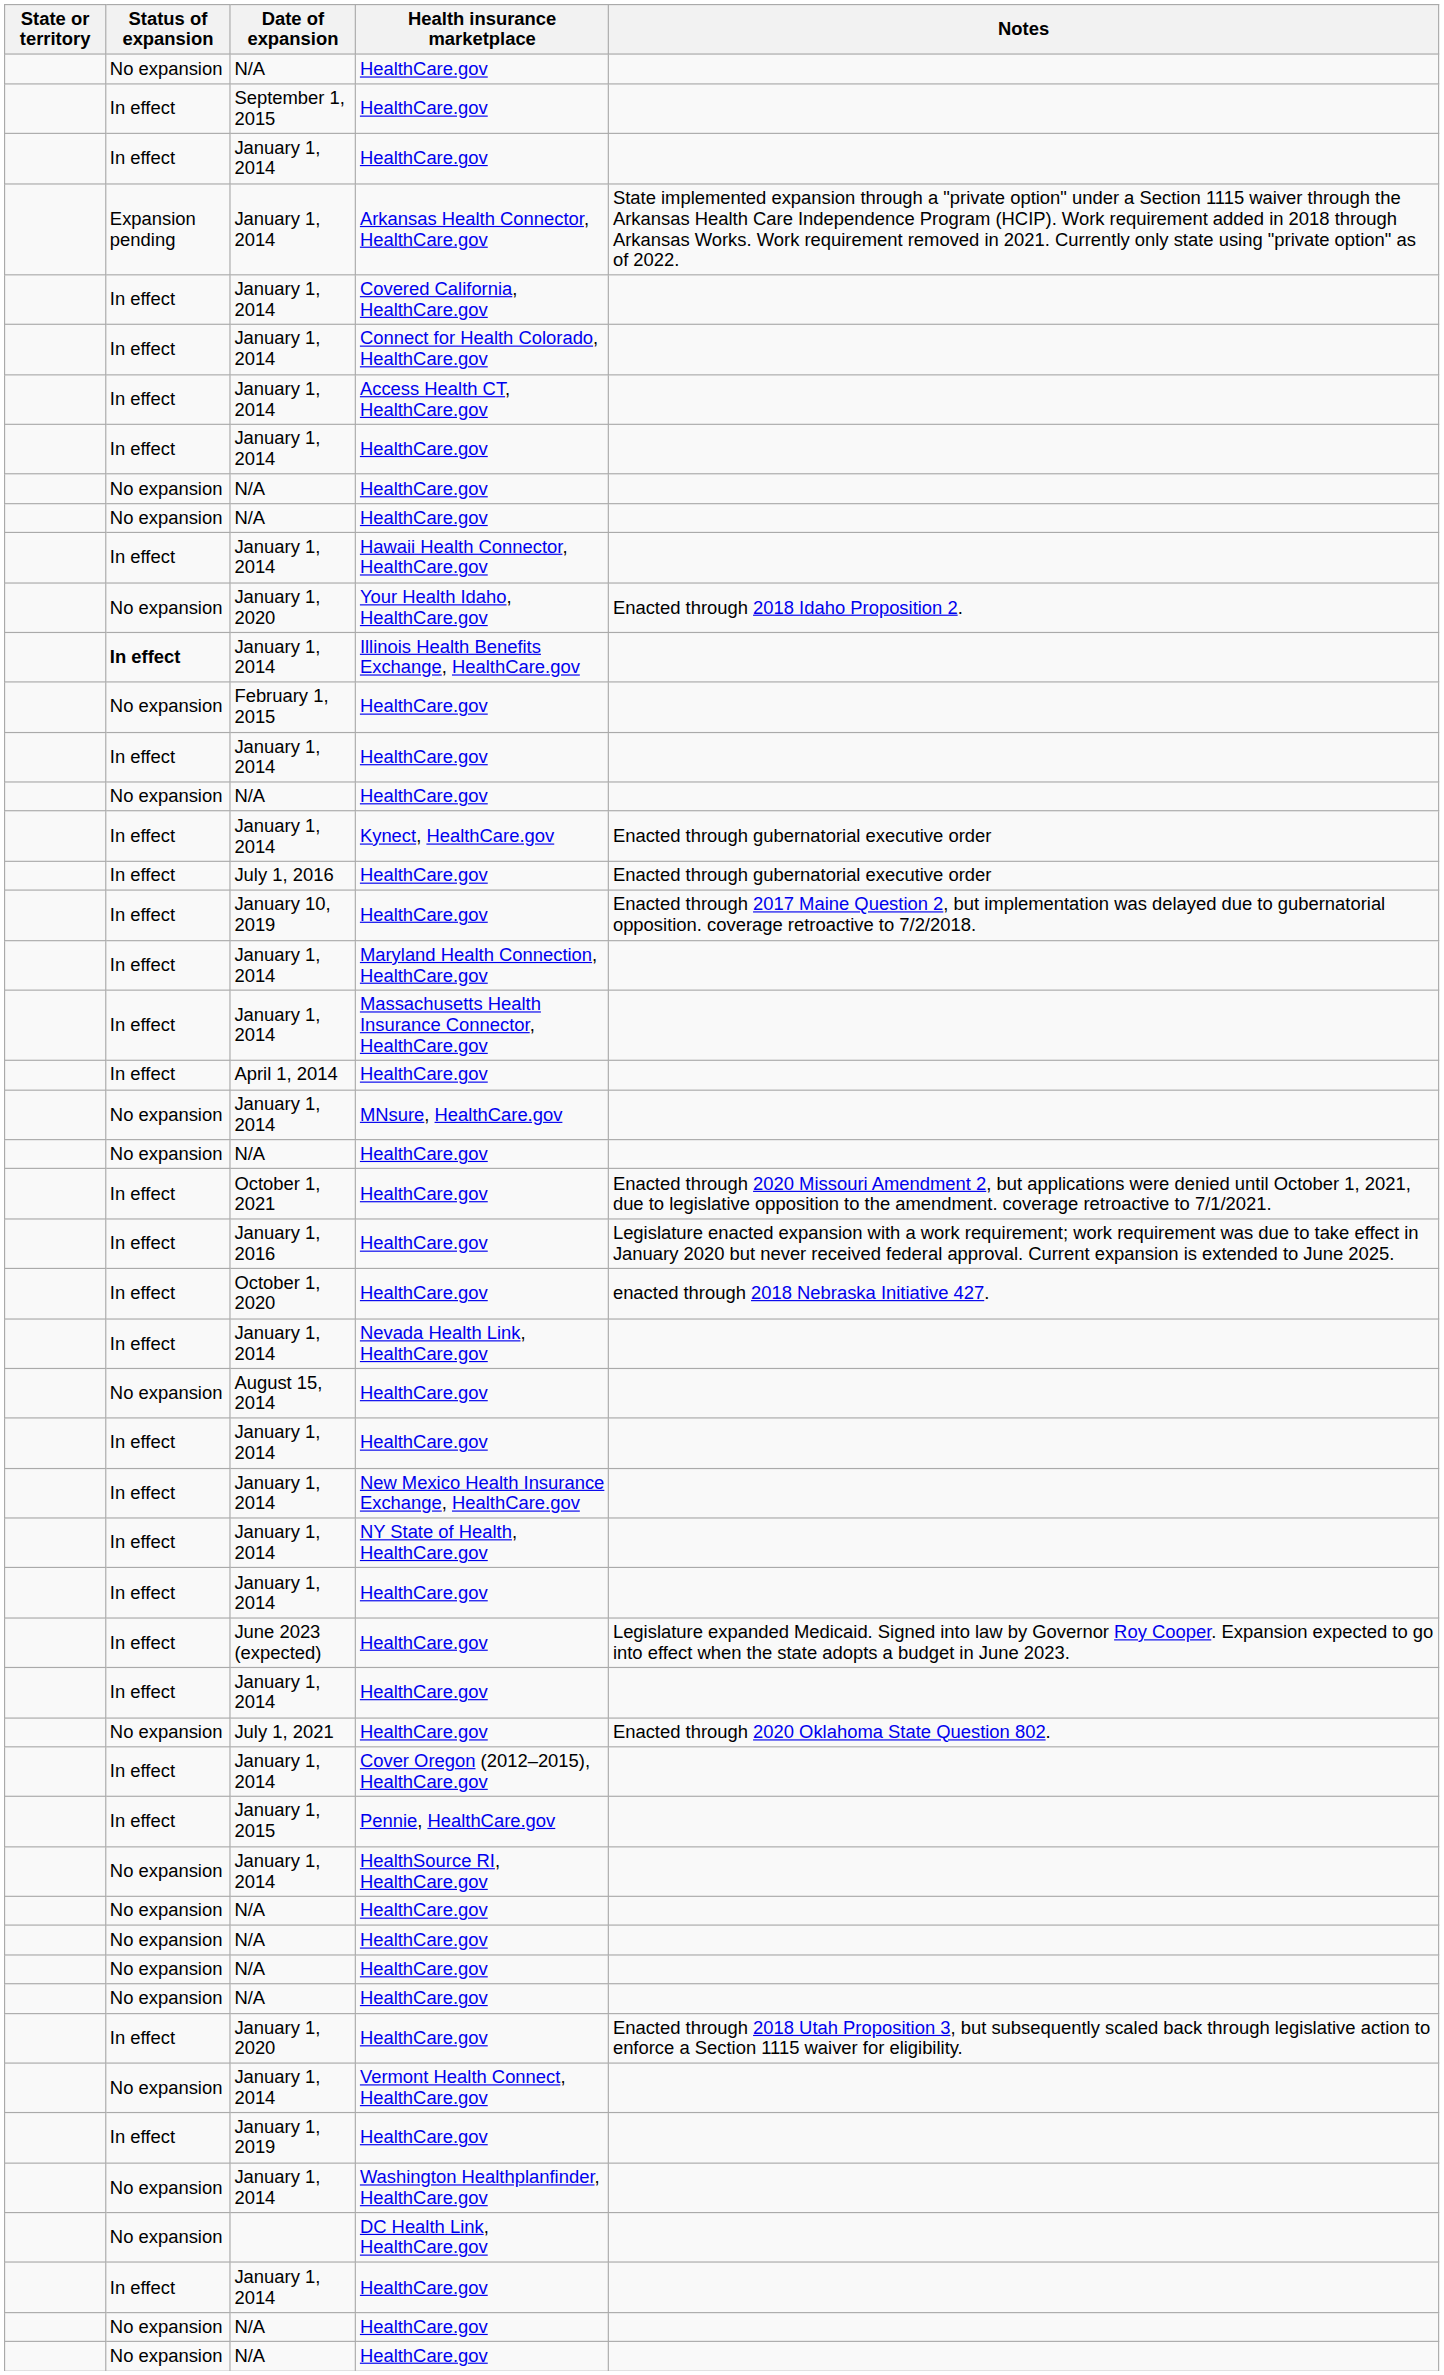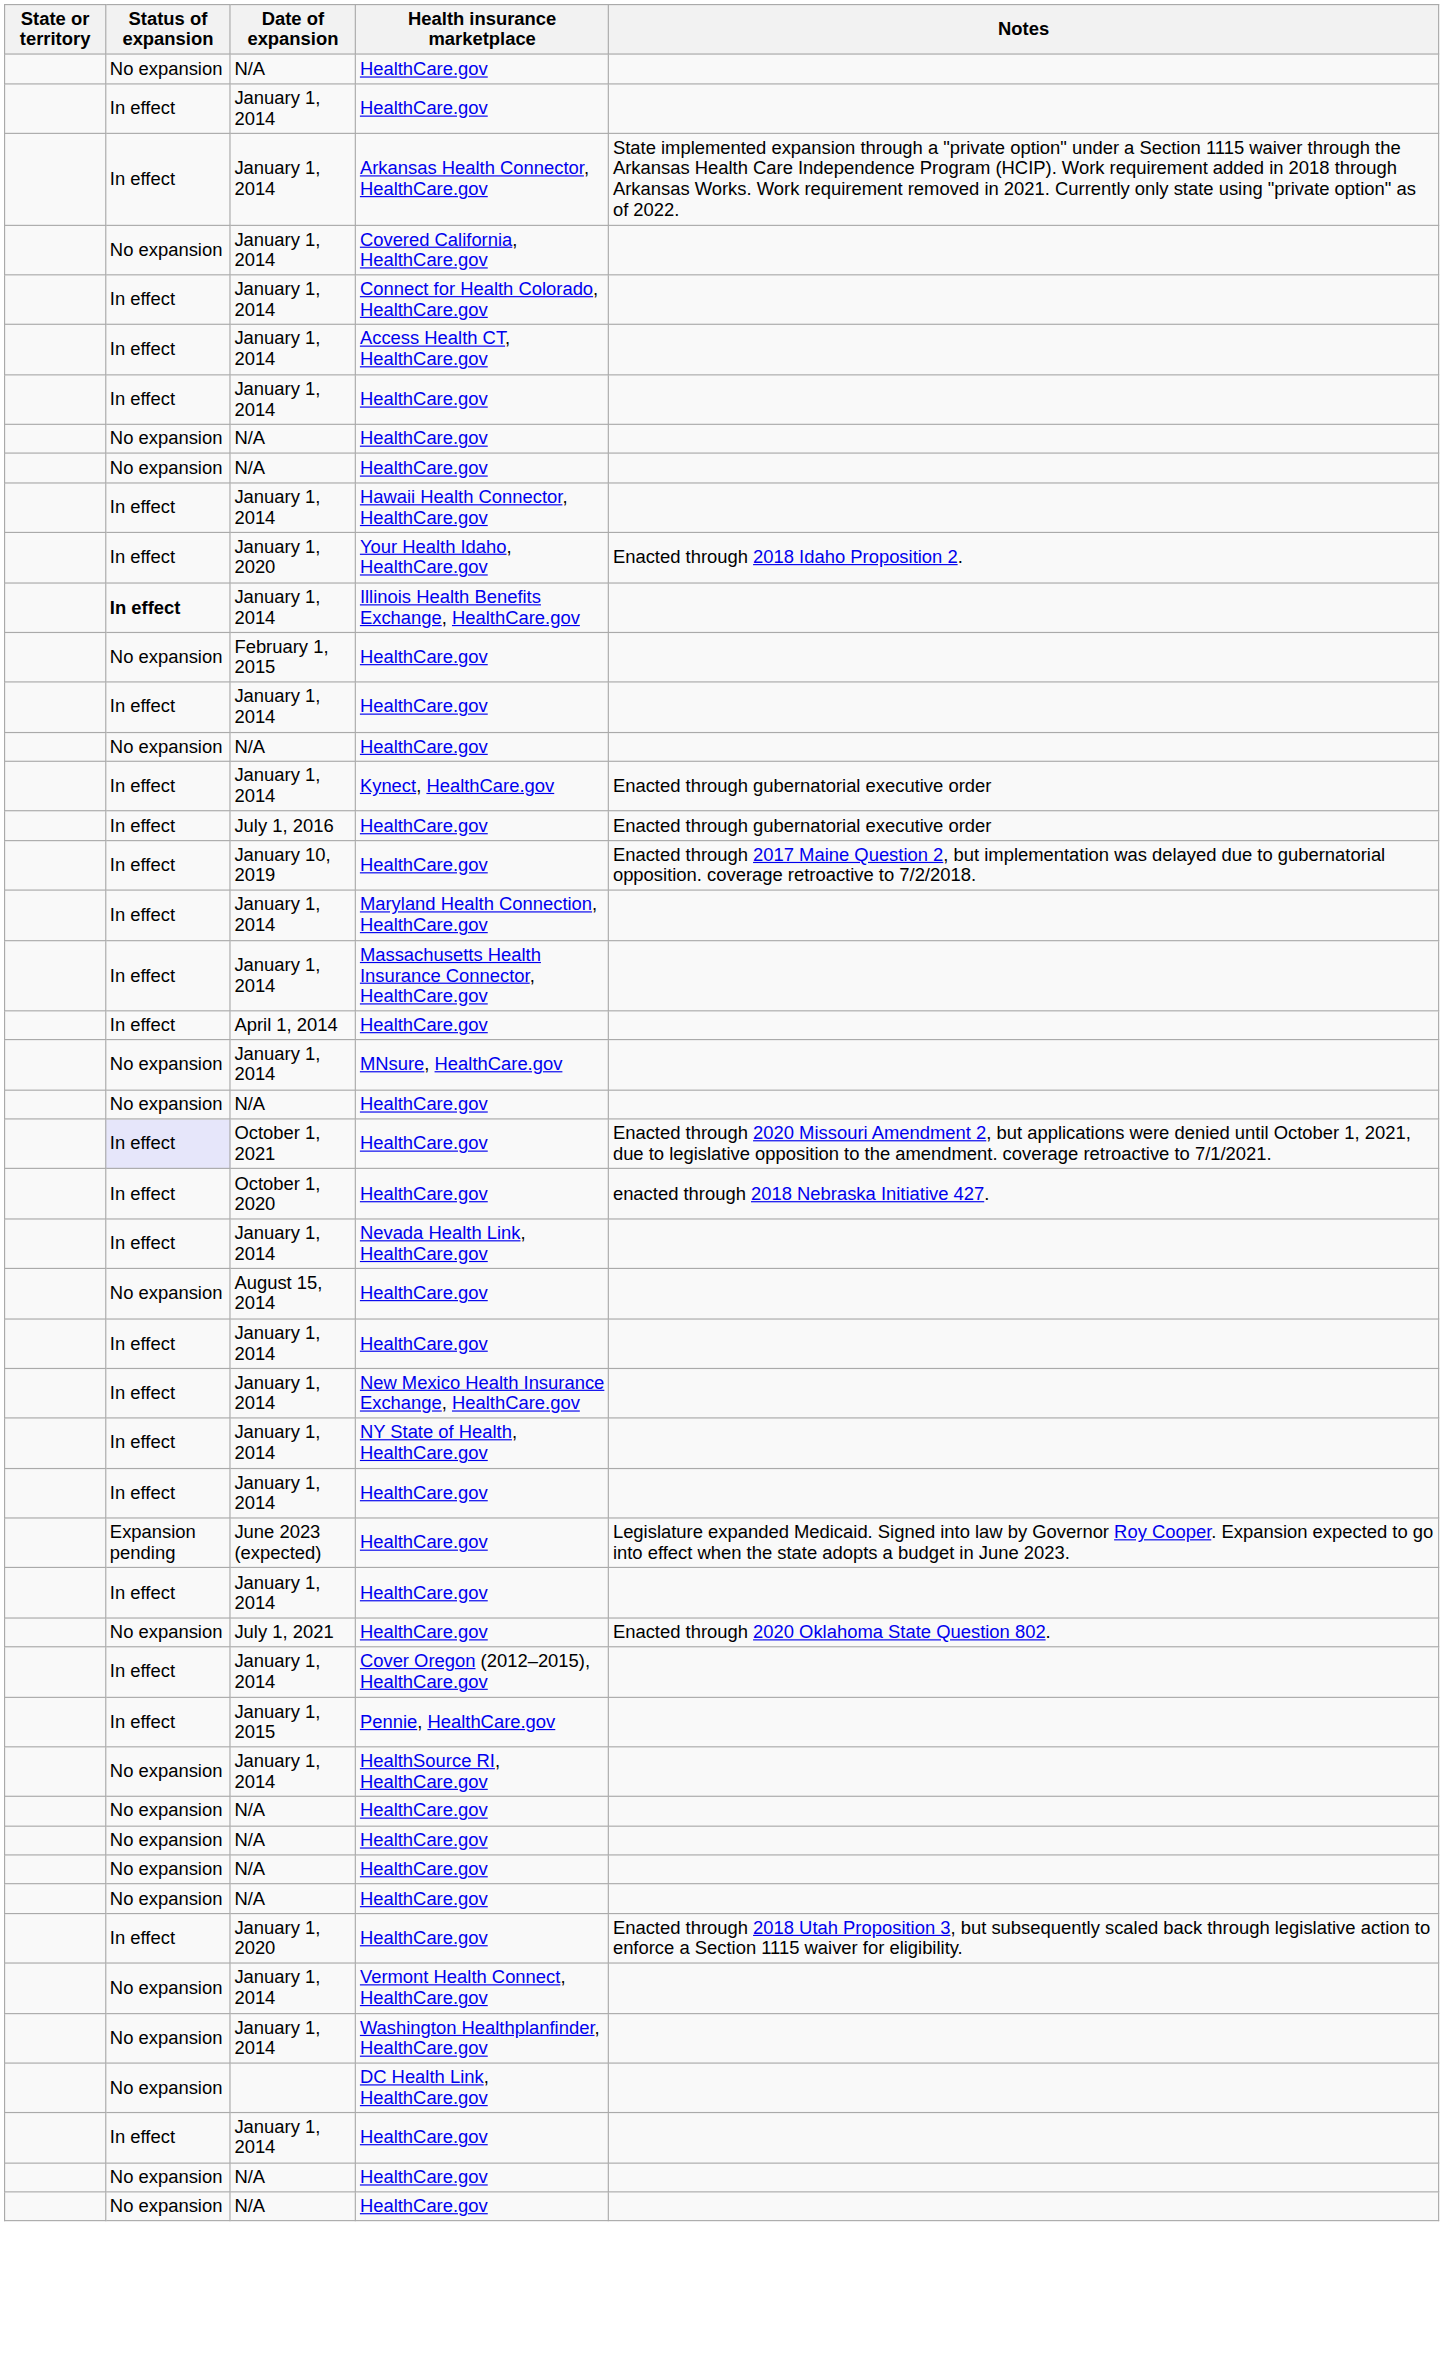- row: (290, 108)
(153, 228) Expansion pending -> (142, 179) In effect
(142, 299) In effect -> (166, 249) No expansion
(166, 607) No expansion -> (142, 557) In effect
(142, 1193) no background -> (142, 1143) lavender background
- row: (277, 1243)
(142, 1642) In effect -> (153, 1542) Expansion pending
- row: (277, 2137)
